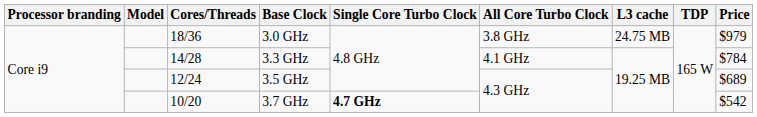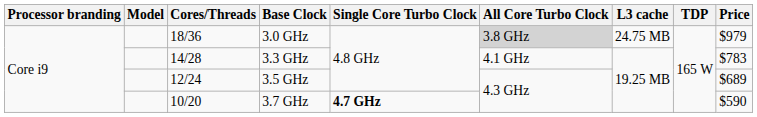(506, 36) no background -> (506, 36) lightgrey background
(733, 58) $784 -> (733, 58) $783
(733, 101) $542 -> (733, 101) $590
